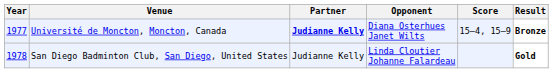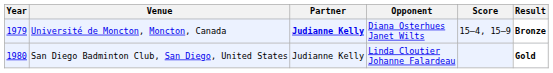(17, 31) 1977 -> (17, 31) 1979
(17, 55) 1978 -> (17, 55) 1980
